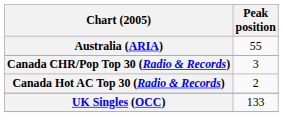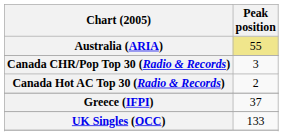(256, 45) no background -> (256, 45) khaki background
+ row: (119, 102)
